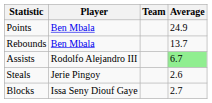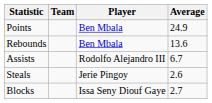columns swapped: (94, 12) <-> (154, 12)
(179, 43) 13.7 -> (179, 43) 13.6
(176, 59) lightgreen background -> (176, 59) no background
